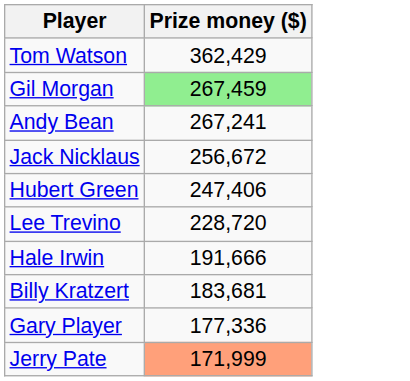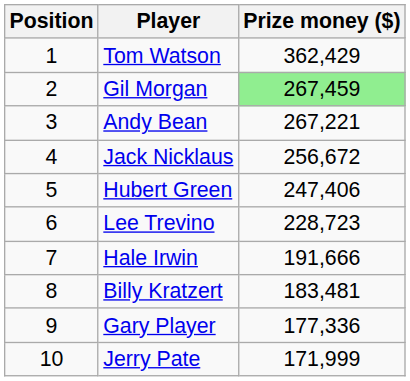+ column: (52, 21)
(228, 122) 267,241 -> (322, 122) 267,221
(228, 223) 228,720 -> (322, 223) 228,723
(228, 291) 183,681 -> (322, 291) 183,481
(228, 358) lightsalmon background -> (322, 358) no background
